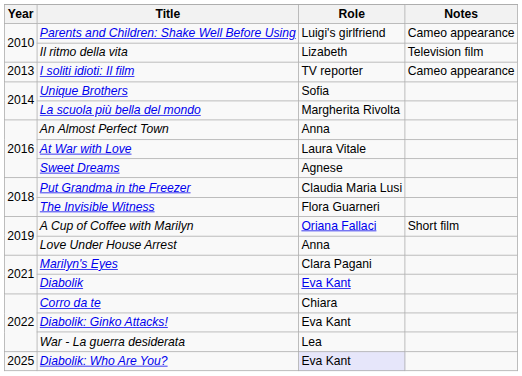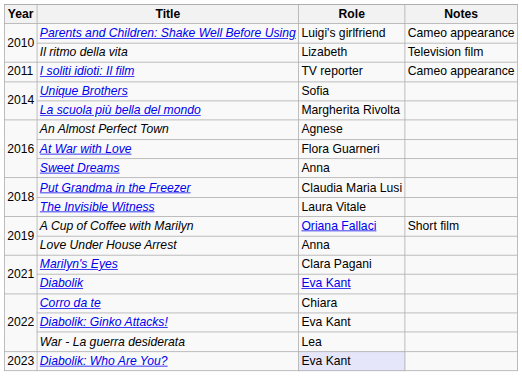(21, 71) 2013 -> (20, 71) 2011
(316, 129) Anna -> (322, 129) Agnese
(334, 149) Laura Vitale -> (341, 149) Flora Guarneri
(322, 168) Agnese -> (316, 168) Anna
(341, 206) Flora Guarneri -> (334, 206) Laura Vitale
(21, 361) 2025 -> (21, 361) 2023
